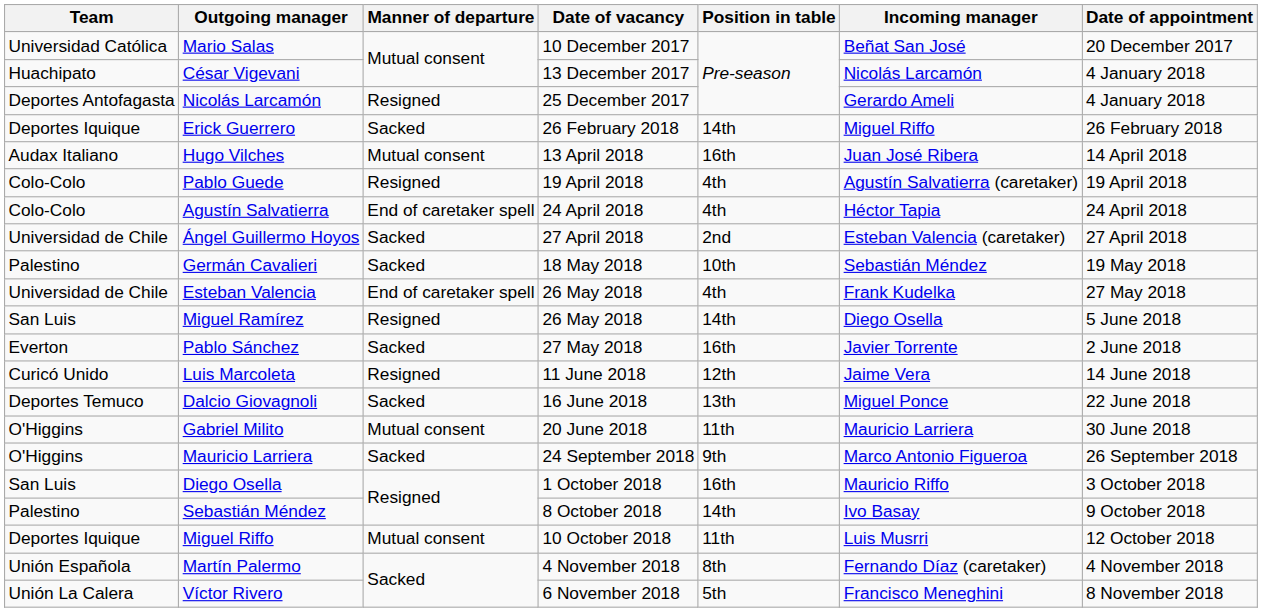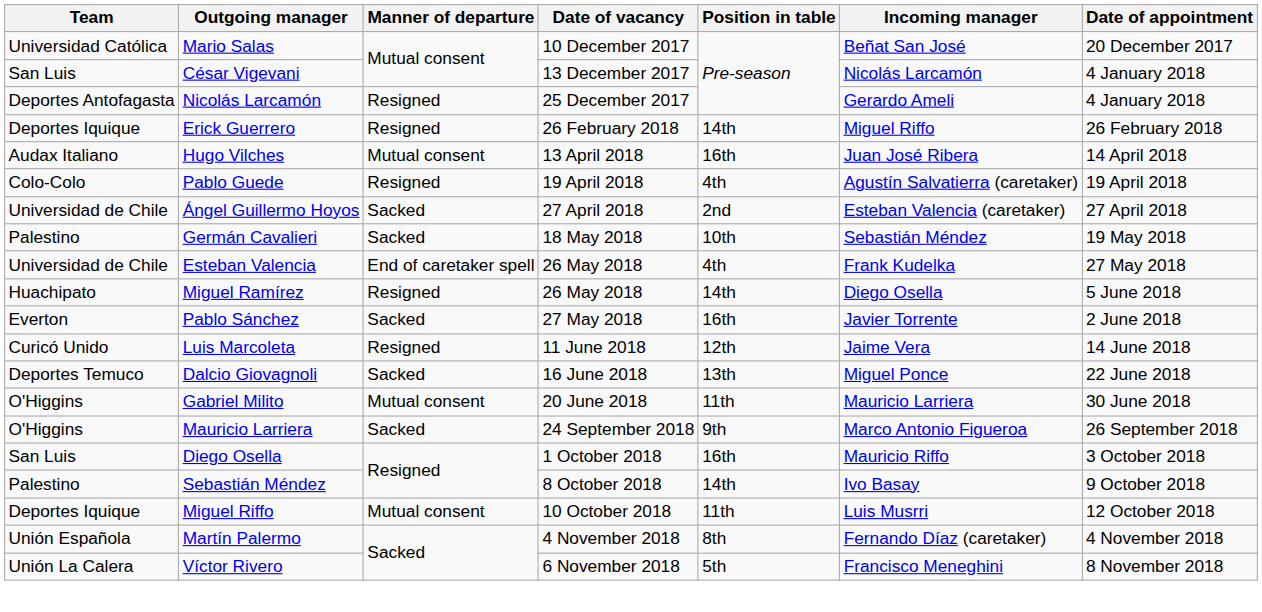(52, 73) Huachipato -> (42, 73) San Luis
(396, 127) Sacked -> (404, 127) Resigned
- row: (256, 210)
(42, 319) San Luis -> (52, 292) Huachipato
